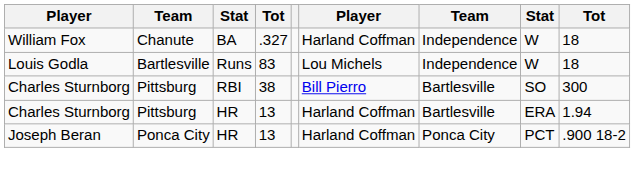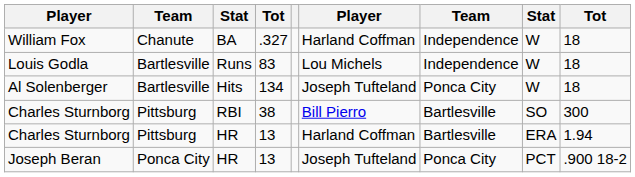+ row: (58, 87)
(358, 135) Harland Coffman -> (359, 159) Joseph Tufteland
